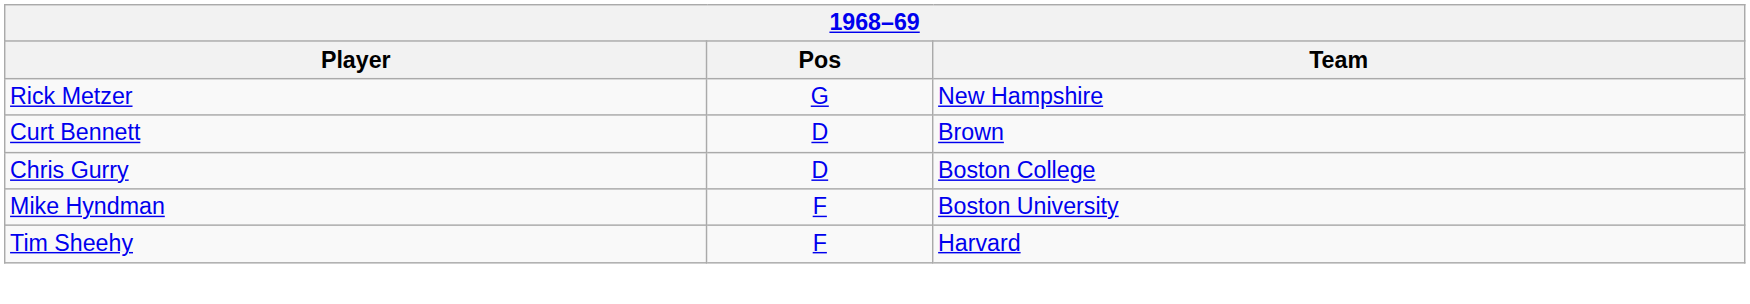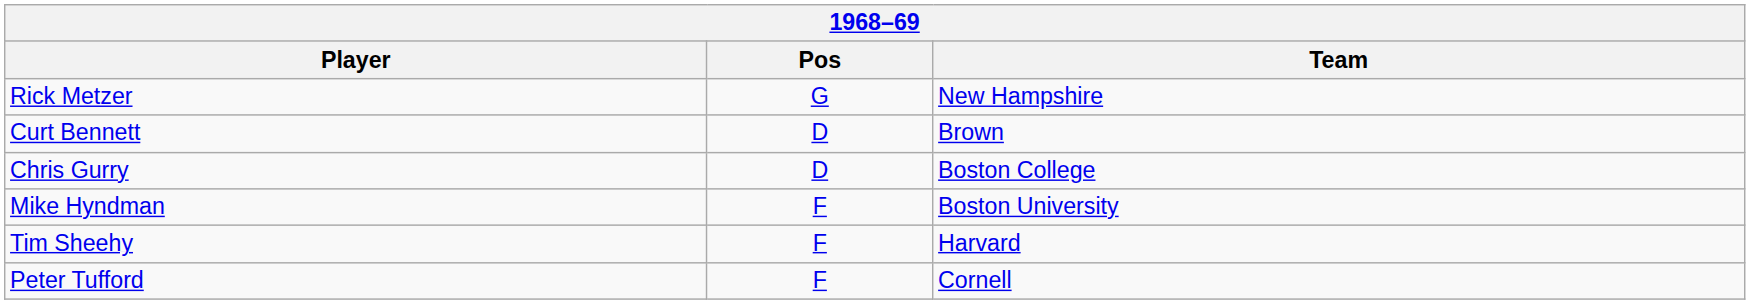+ row: (77, 280)
